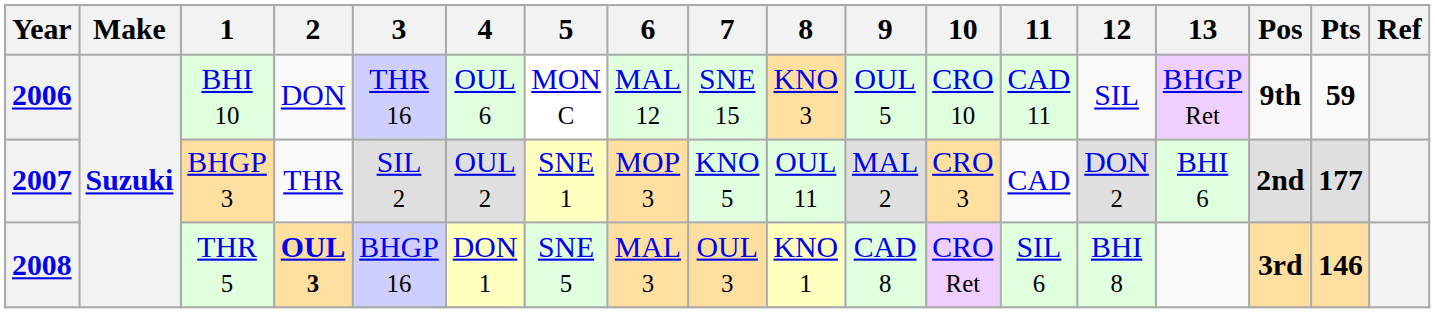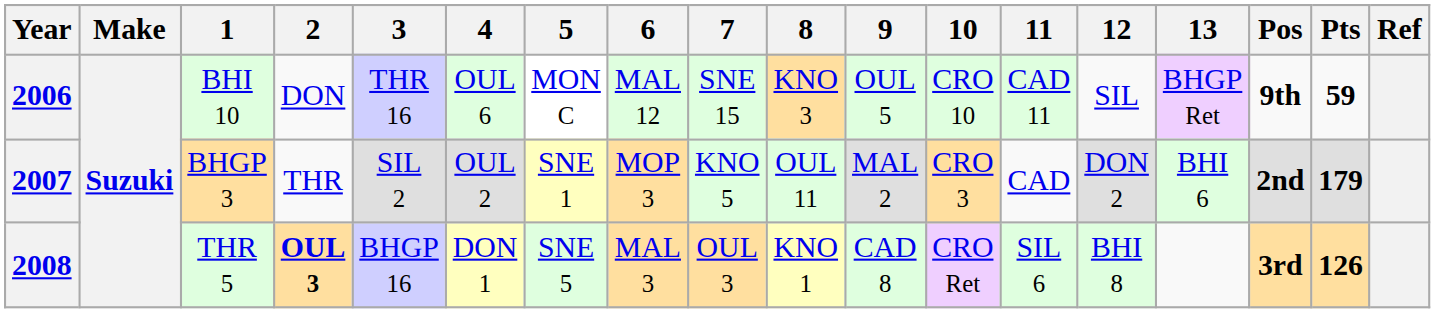(1341, 180) 177 -> (1341, 180) 179
(1341, 264) 146 -> (1341, 264) 126
